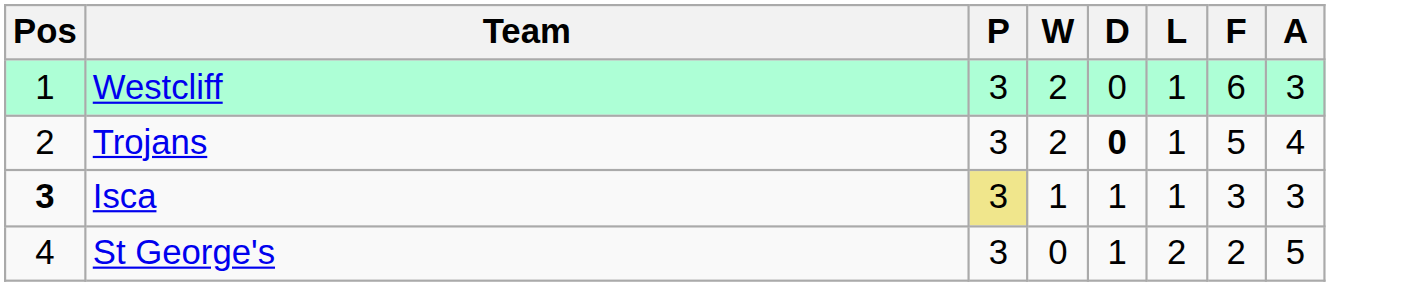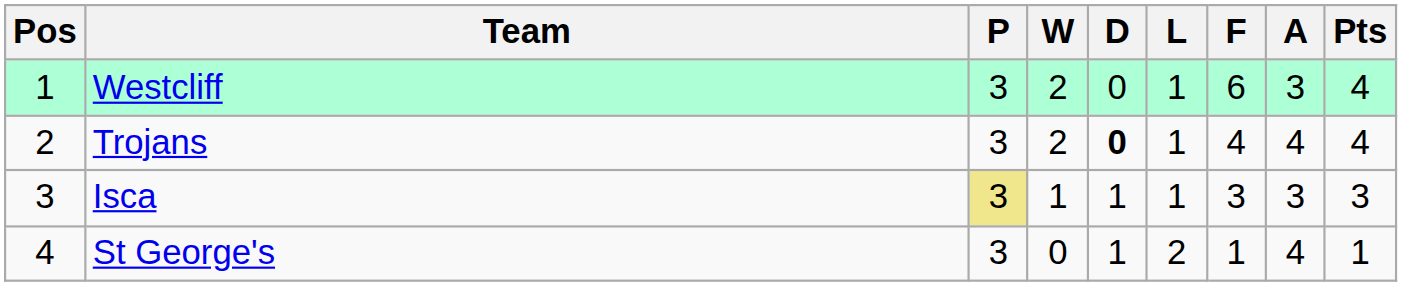+ column: (1360, 32)
(1236, 142) 5 -> (1236, 142) 4
(45, 197) bold -> (45, 197) normal
(1236, 252) 2 -> (1236, 252) 1
(1295, 252) 5 -> (1295, 252) 4
